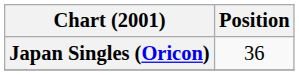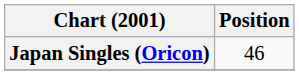(254, 53) 36 -> (254, 53) 46
